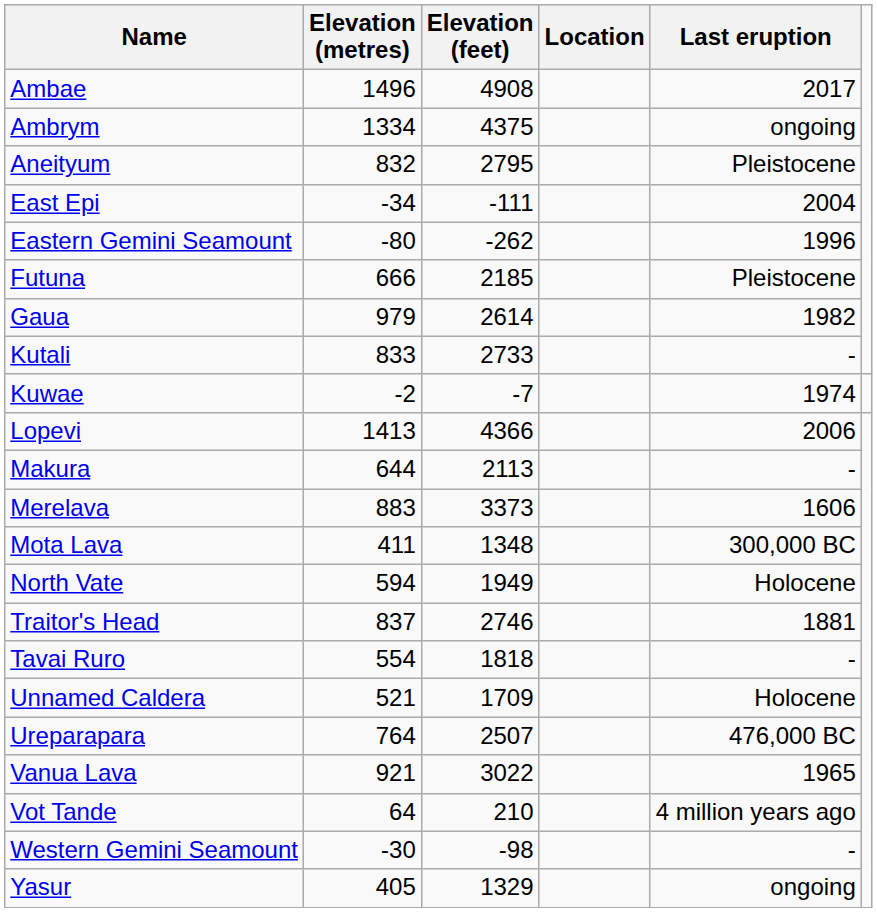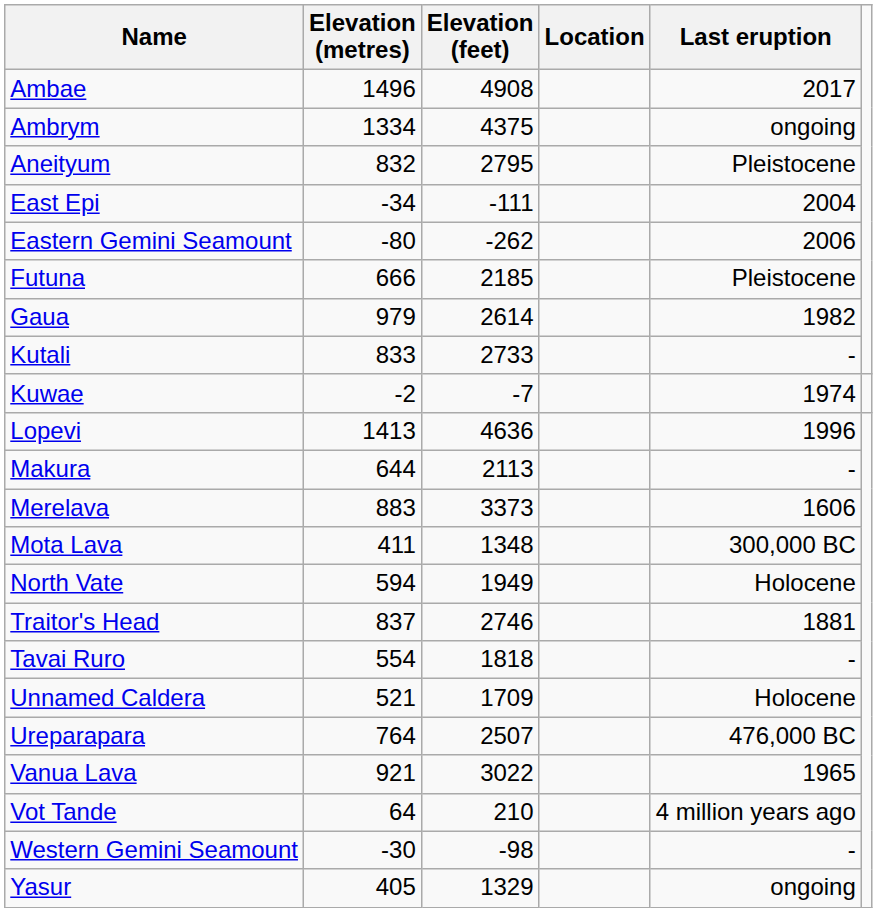(829, 240) 1996 -> (829, 240) 2006
(507, 431) 4366 -> (507, 431) 4636
(829, 431) 2006 -> (829, 431) 1996
